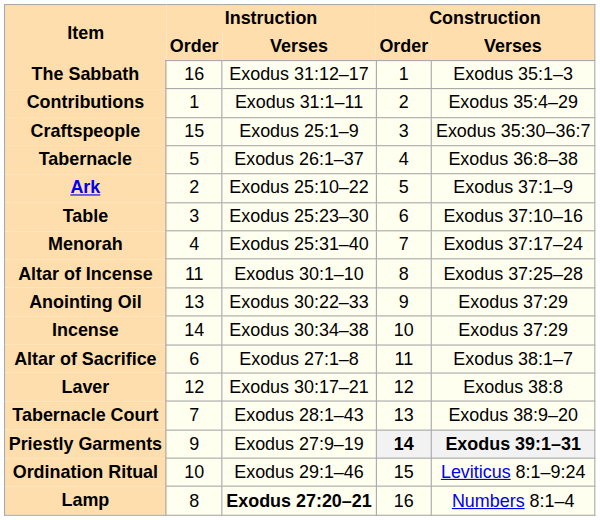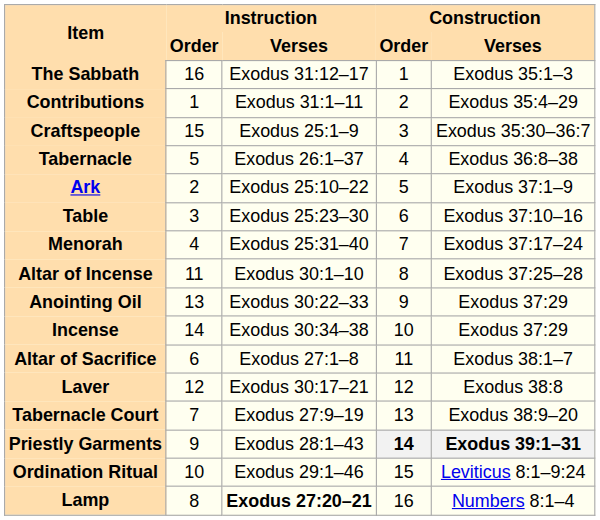(299, 415) Exodus 28:1–43 -> (299, 415) Exodus 27:9–19
(299, 443) Exodus 27:9–19 -> (299, 443) Exodus 28:1–43
